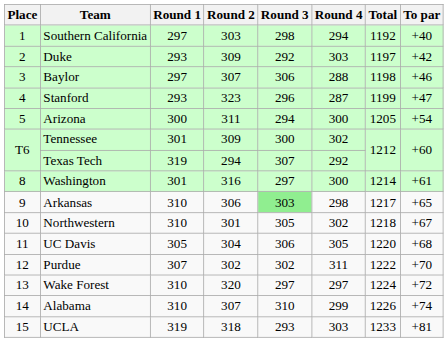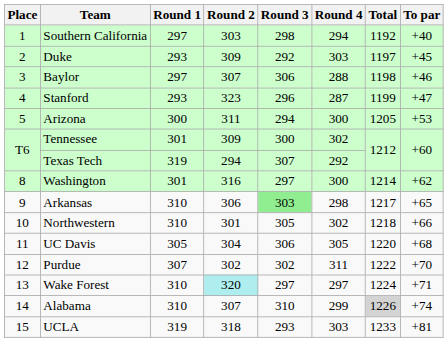(422, 56) +42 -> (422, 56) +45
(422, 118) +54 -> (422, 118) +53
(422, 181) +61 -> (422, 181) +62
(422, 222) +67 -> (422, 222) +66
(231, 285) no background -> (231, 285) paleturquoise background
(422, 285) +72 -> (422, 285) +71
(383, 306) no background -> (383, 306) lightgrey background
